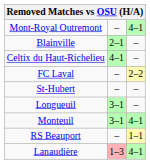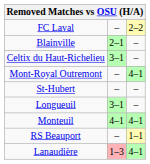rows swapped: (56, 27) <-> (56, 74)
(117, 58) 4–1 -> (117, 58) 3–1
(117, 120) 3–1 -> (117, 120) 4–1
